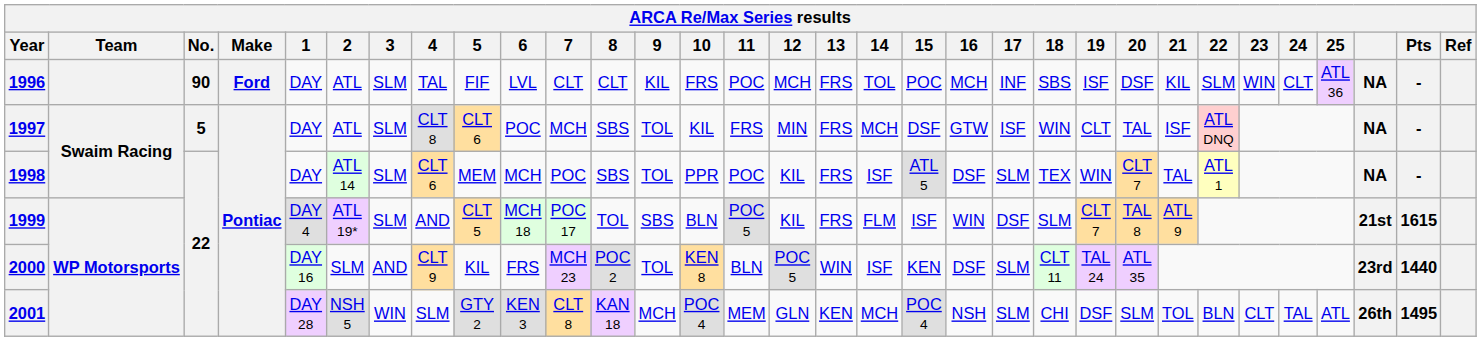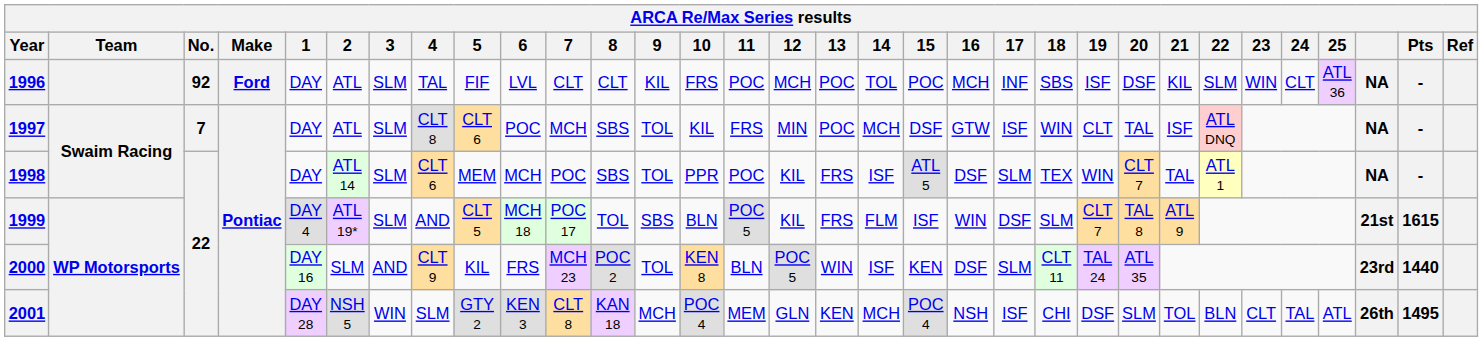(201, 82) 90 -> (201, 82) 92
(836, 82) FRS -> (837, 82) POC
(201, 128) 5 -> (201, 128) 7
(836, 128) FRS -> (837, 128) POC
(1013, 313) SLM -> (1015, 313) ISF
